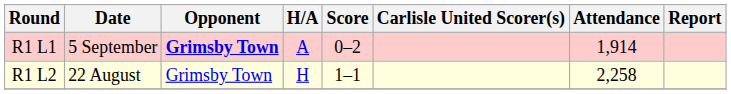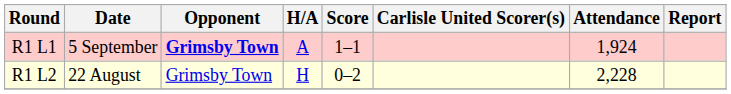(348, 46) 0–2 -> (348, 46) 1–1
(617, 46) 1,914 -> (617, 46) 1,924
(348, 74) 1–1 -> (348, 74) 0–2
(617, 74) 2,258 -> (617, 74) 2,228
